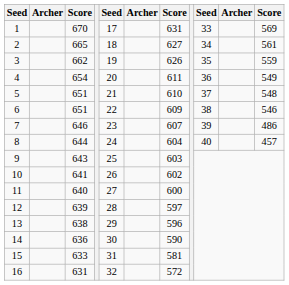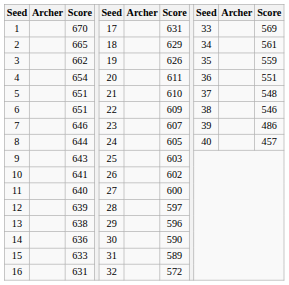(175, 45) 627 -> (175, 45) 629
(269, 77) 549 -> (269, 77) 551
(175, 142) 604 -> (175, 142) 605
(175, 256) 581 -> (175, 256) 589
